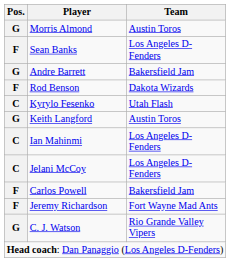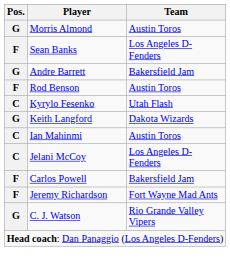(161, 87) Dakota Wizards -> (155, 87) Austin Toros
(155, 119) Austin Toros -> (161, 119) Dakota Wizards
(160, 141) Los Angeles D-Fenders -> (155, 135) Austin Toros
